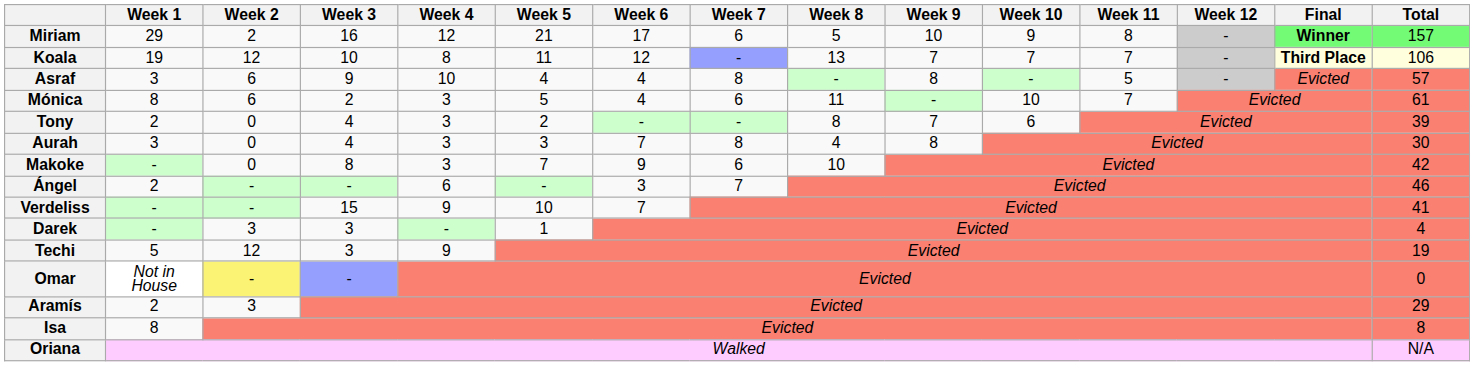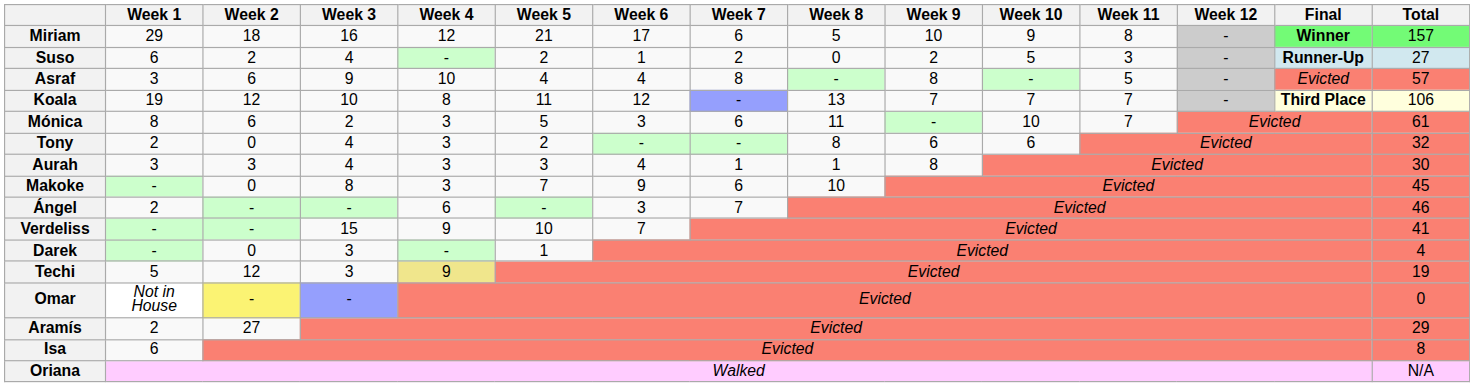(252, 36) 2 -> (252, 36) 18
+ row: (55, 57)
rows swapped: (55, 57) <-> (55, 78)
(641, 100) 4 -> (641, 121) 3
(934, 121) 7 -> (934, 143) 6
(1421, 121) 39 -> (1421, 143) 32
(252, 143) 0 -> (252, 164) 3
(641, 143) 7 -> (641, 164) 4
(739, 143) 8 -> (739, 164) 1
(836, 143) 4 -> (836, 164) 1
(1421, 164) 42 -> (1421, 185) 45
(252, 228) 3 -> (252, 250) 0
(446, 250) no background -> (446, 271) khaki background
(252, 306) 3 -> (252, 328) 27
(154, 328) 8 -> (154, 349) 6
